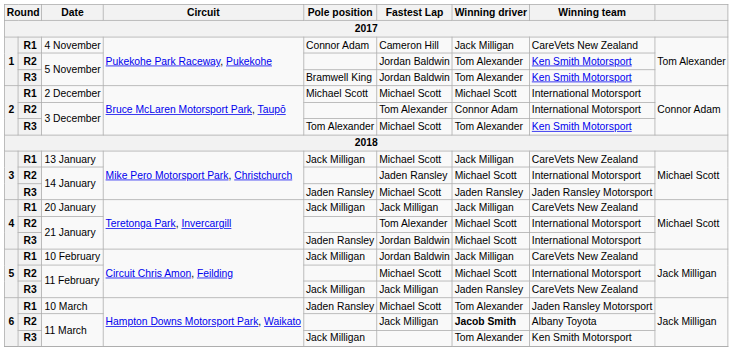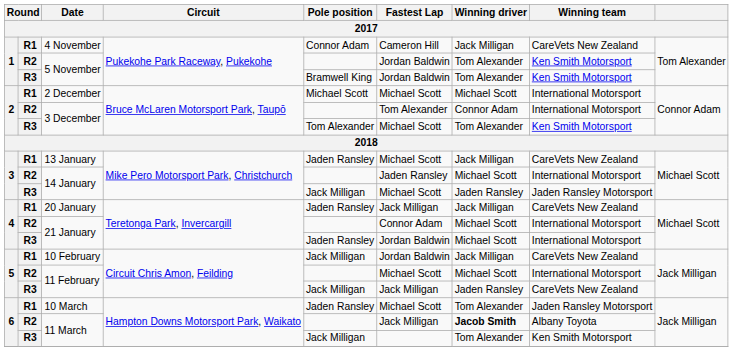(335, 159) Jack Milligan -> (340, 159) Jaden Ransley
(340, 191) Jaden Ransley -> (335, 191) Jack Milligan
(335, 208) Jack Milligan -> (340, 208) Jaden Ransley
(413, 224) Tom Alexander -> (411, 224) Connor Adam
